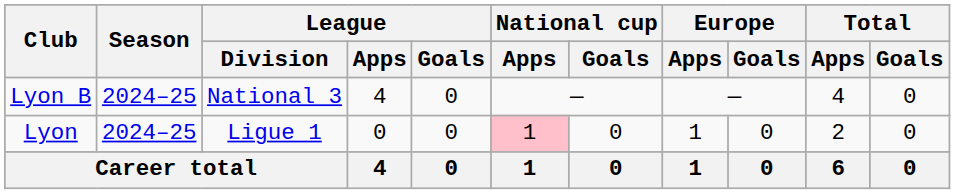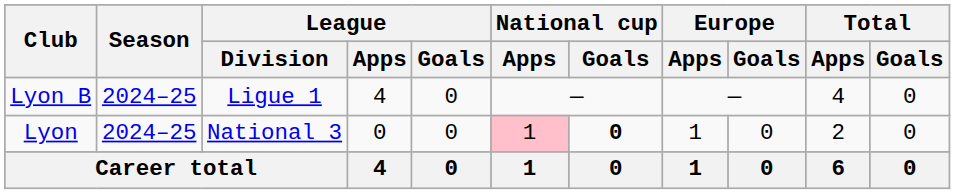(275, 97) National 3 -> (275, 97) Ligue 1
(275, 133) Ligue 1 -> (275, 133) National 3
(616, 133) normal -> (616, 133) bold
